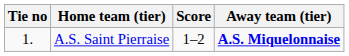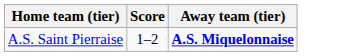- column: (28, 16)
